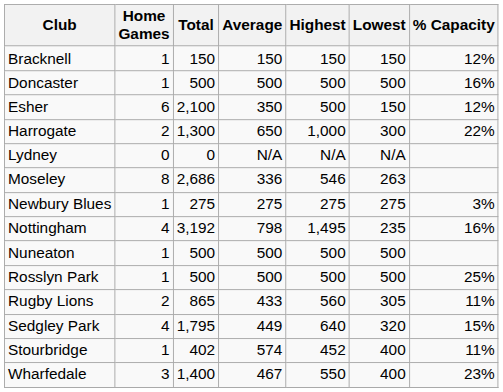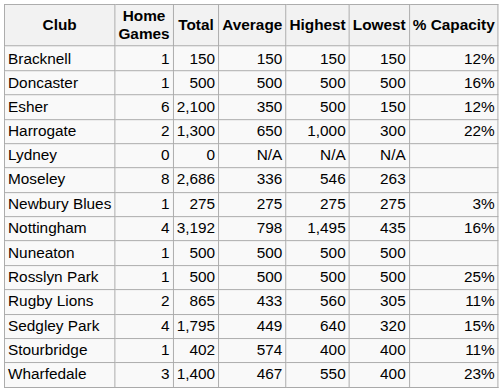(393, 228) 235 -> (393, 228) 435
(333, 350) 452 -> (333, 350) 400
